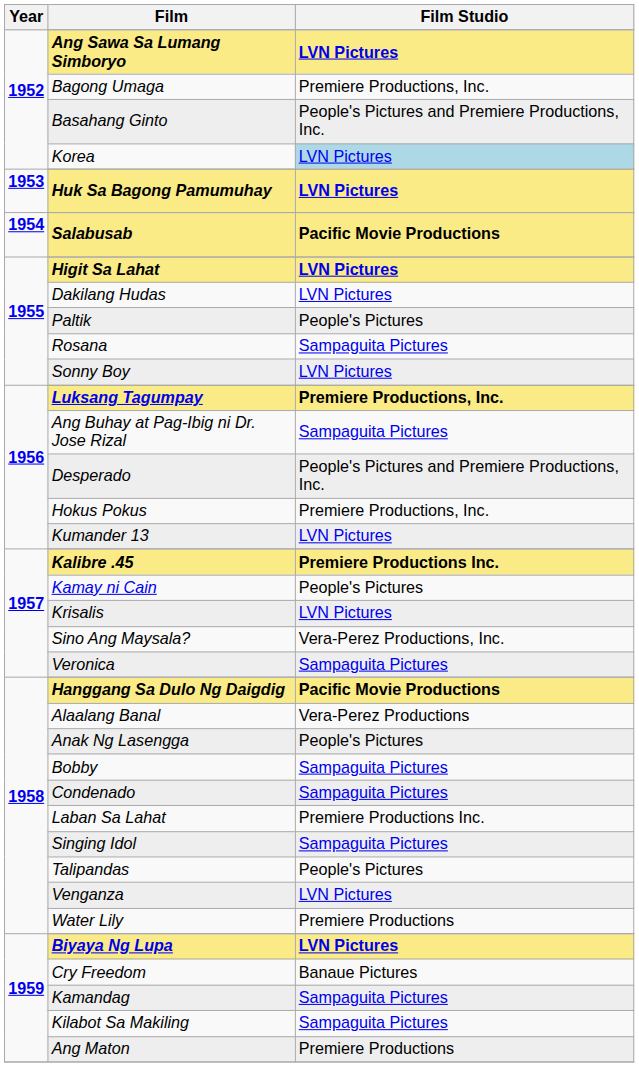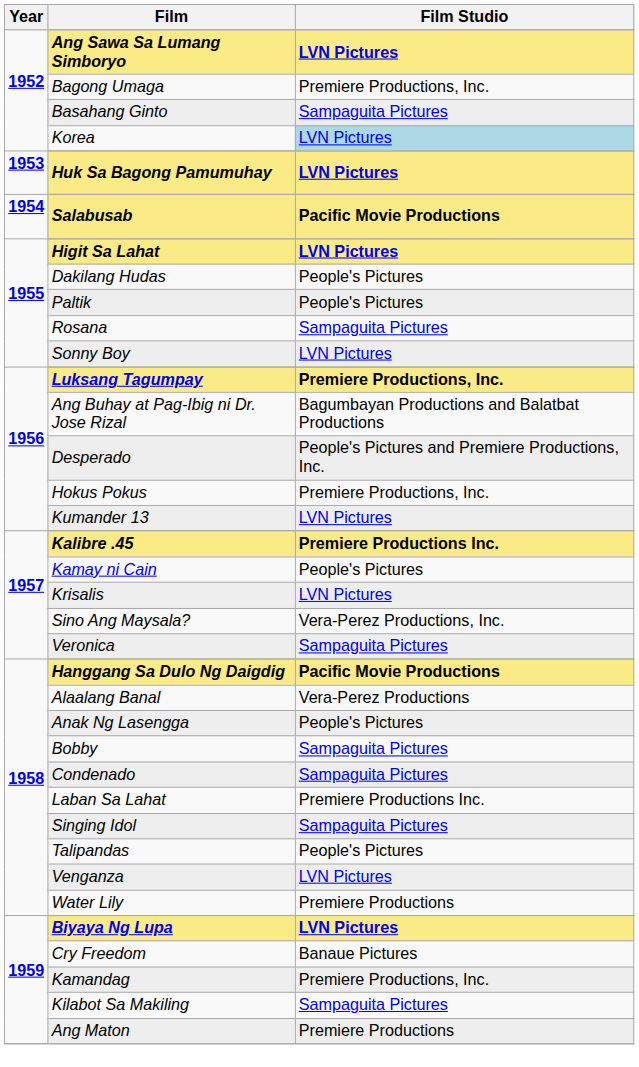(459, 121) People's Pictures and Premiere Productions, Inc. -> (373, 112) Sampaguita Pictures
(345, 295) LVN Pictures -> (361, 276) People's Pictures
(373, 432) Sampaguita Pictures -> (439, 414) Bagumbayan Productions and Balatbat Productions
(373, 997) Sampaguita Pictures -> (394, 979) Premiere Productions, Inc.
